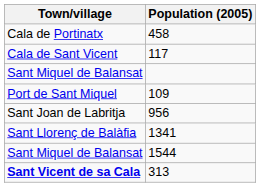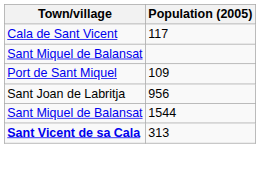- row: (159, 34)
- row: (162, 133)
